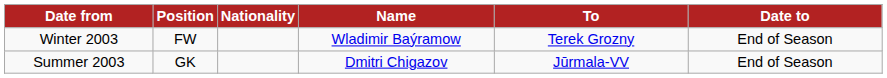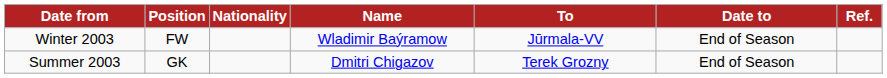+ column: (859, 16)
(591, 39) Terek Grozny -> (565, 39) Jūrmala-VV
(591, 62) Jūrmala-VV -> (565, 62) Terek Grozny
